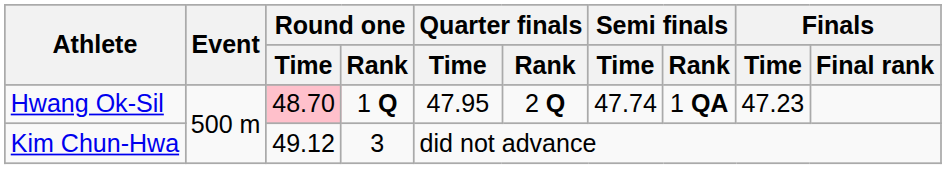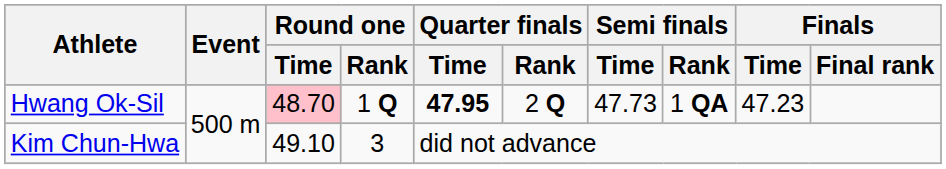(458, 104) normal -> (458, 104) bold
(626, 104) 47.74 -> (626, 104) 47.73
(304, 144) 49.12 -> (304, 144) 49.10
